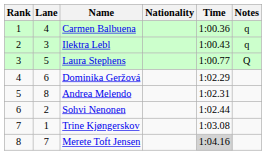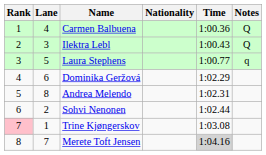(247, 28) q -> (247, 28) Q
(247, 45) q -> (247, 45) Q
(247, 61) Q -> (247, 61) q
(19, 126) no background -> (19, 126) pink background
